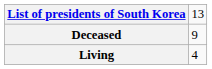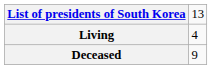rows swapped: (96, 54) <-> (96, 34)
